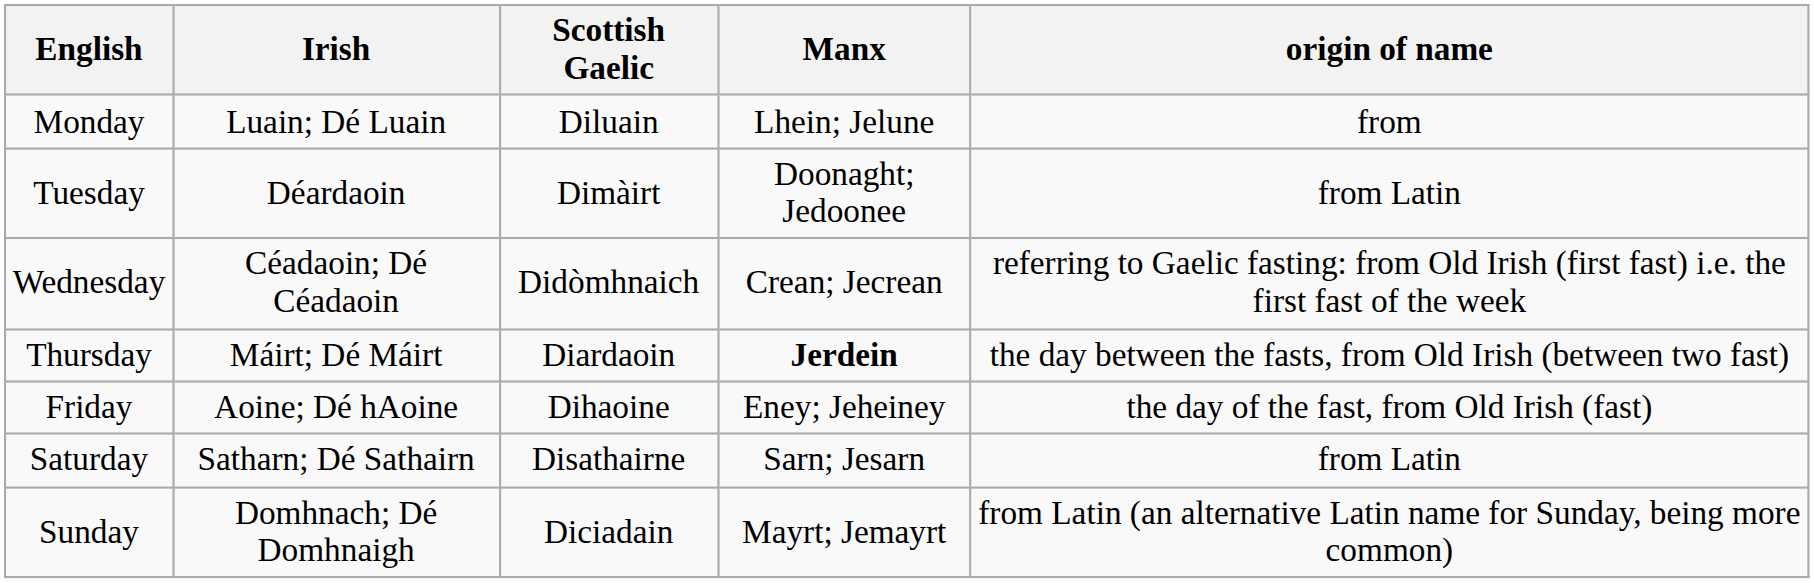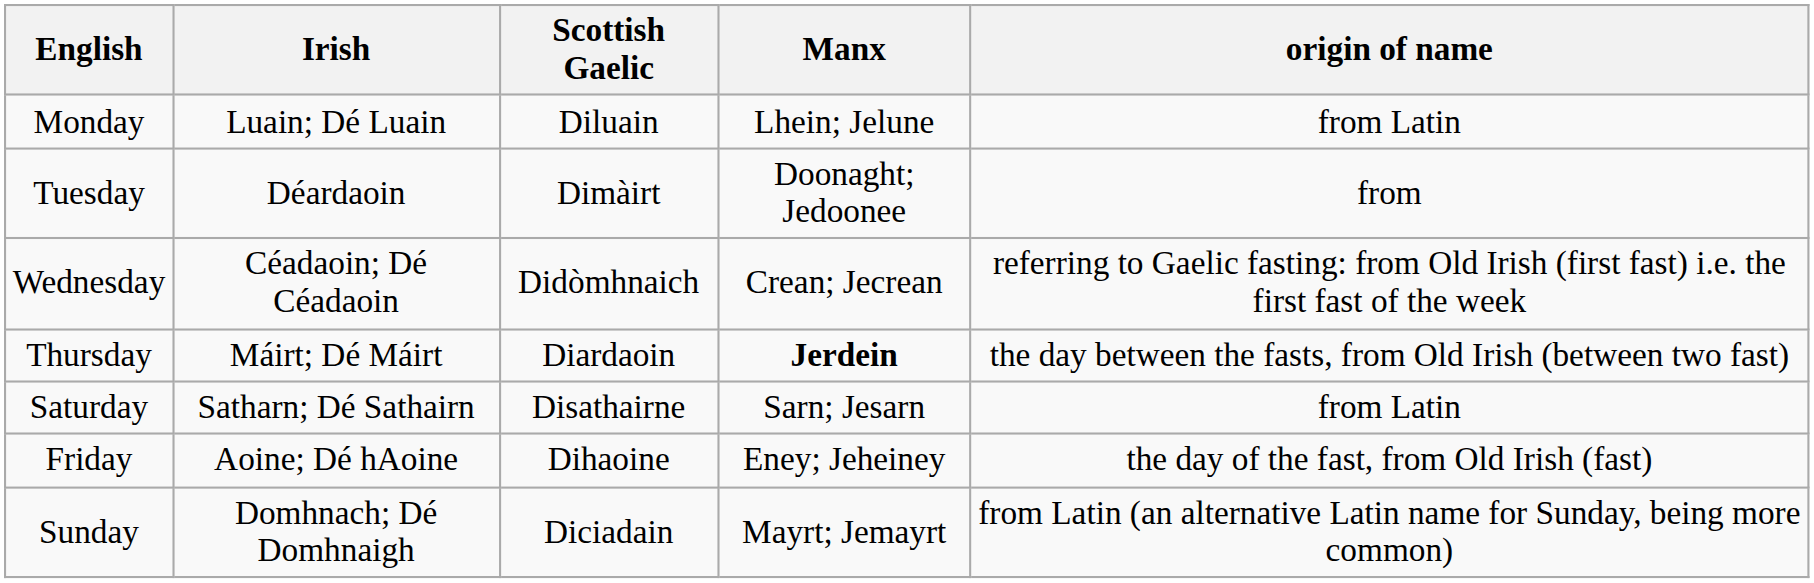(1389, 121) from -> (1389, 121) from Latin
(1389, 192) from Latin -> (1389, 192) from
rows swapped: (89, 407) <-> (89, 459)
